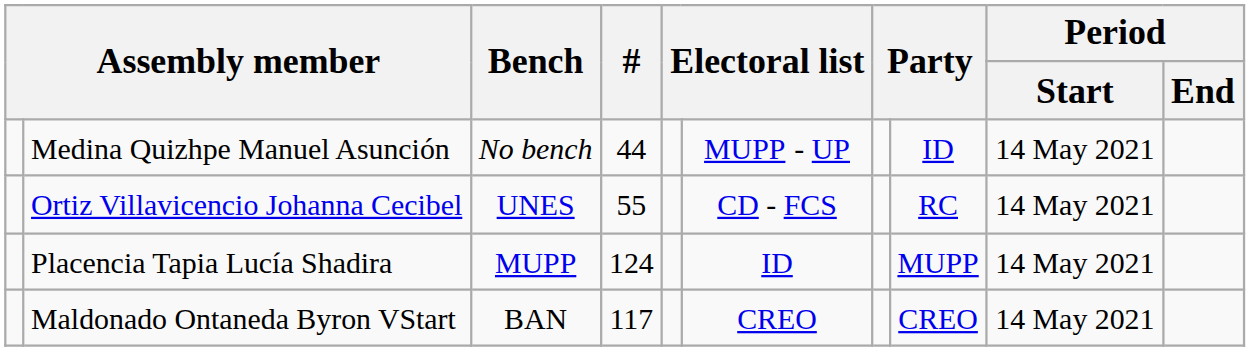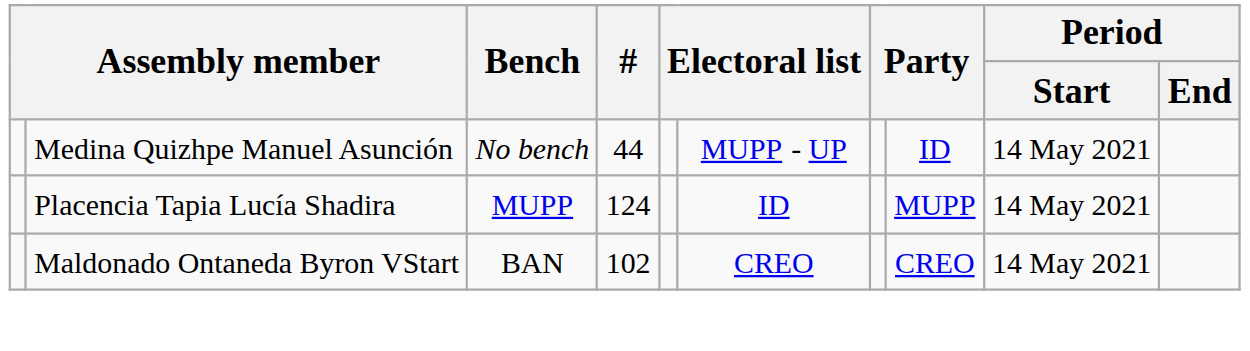- row: (247, 205)
(631, 319) 117 -> (628, 262) 102
